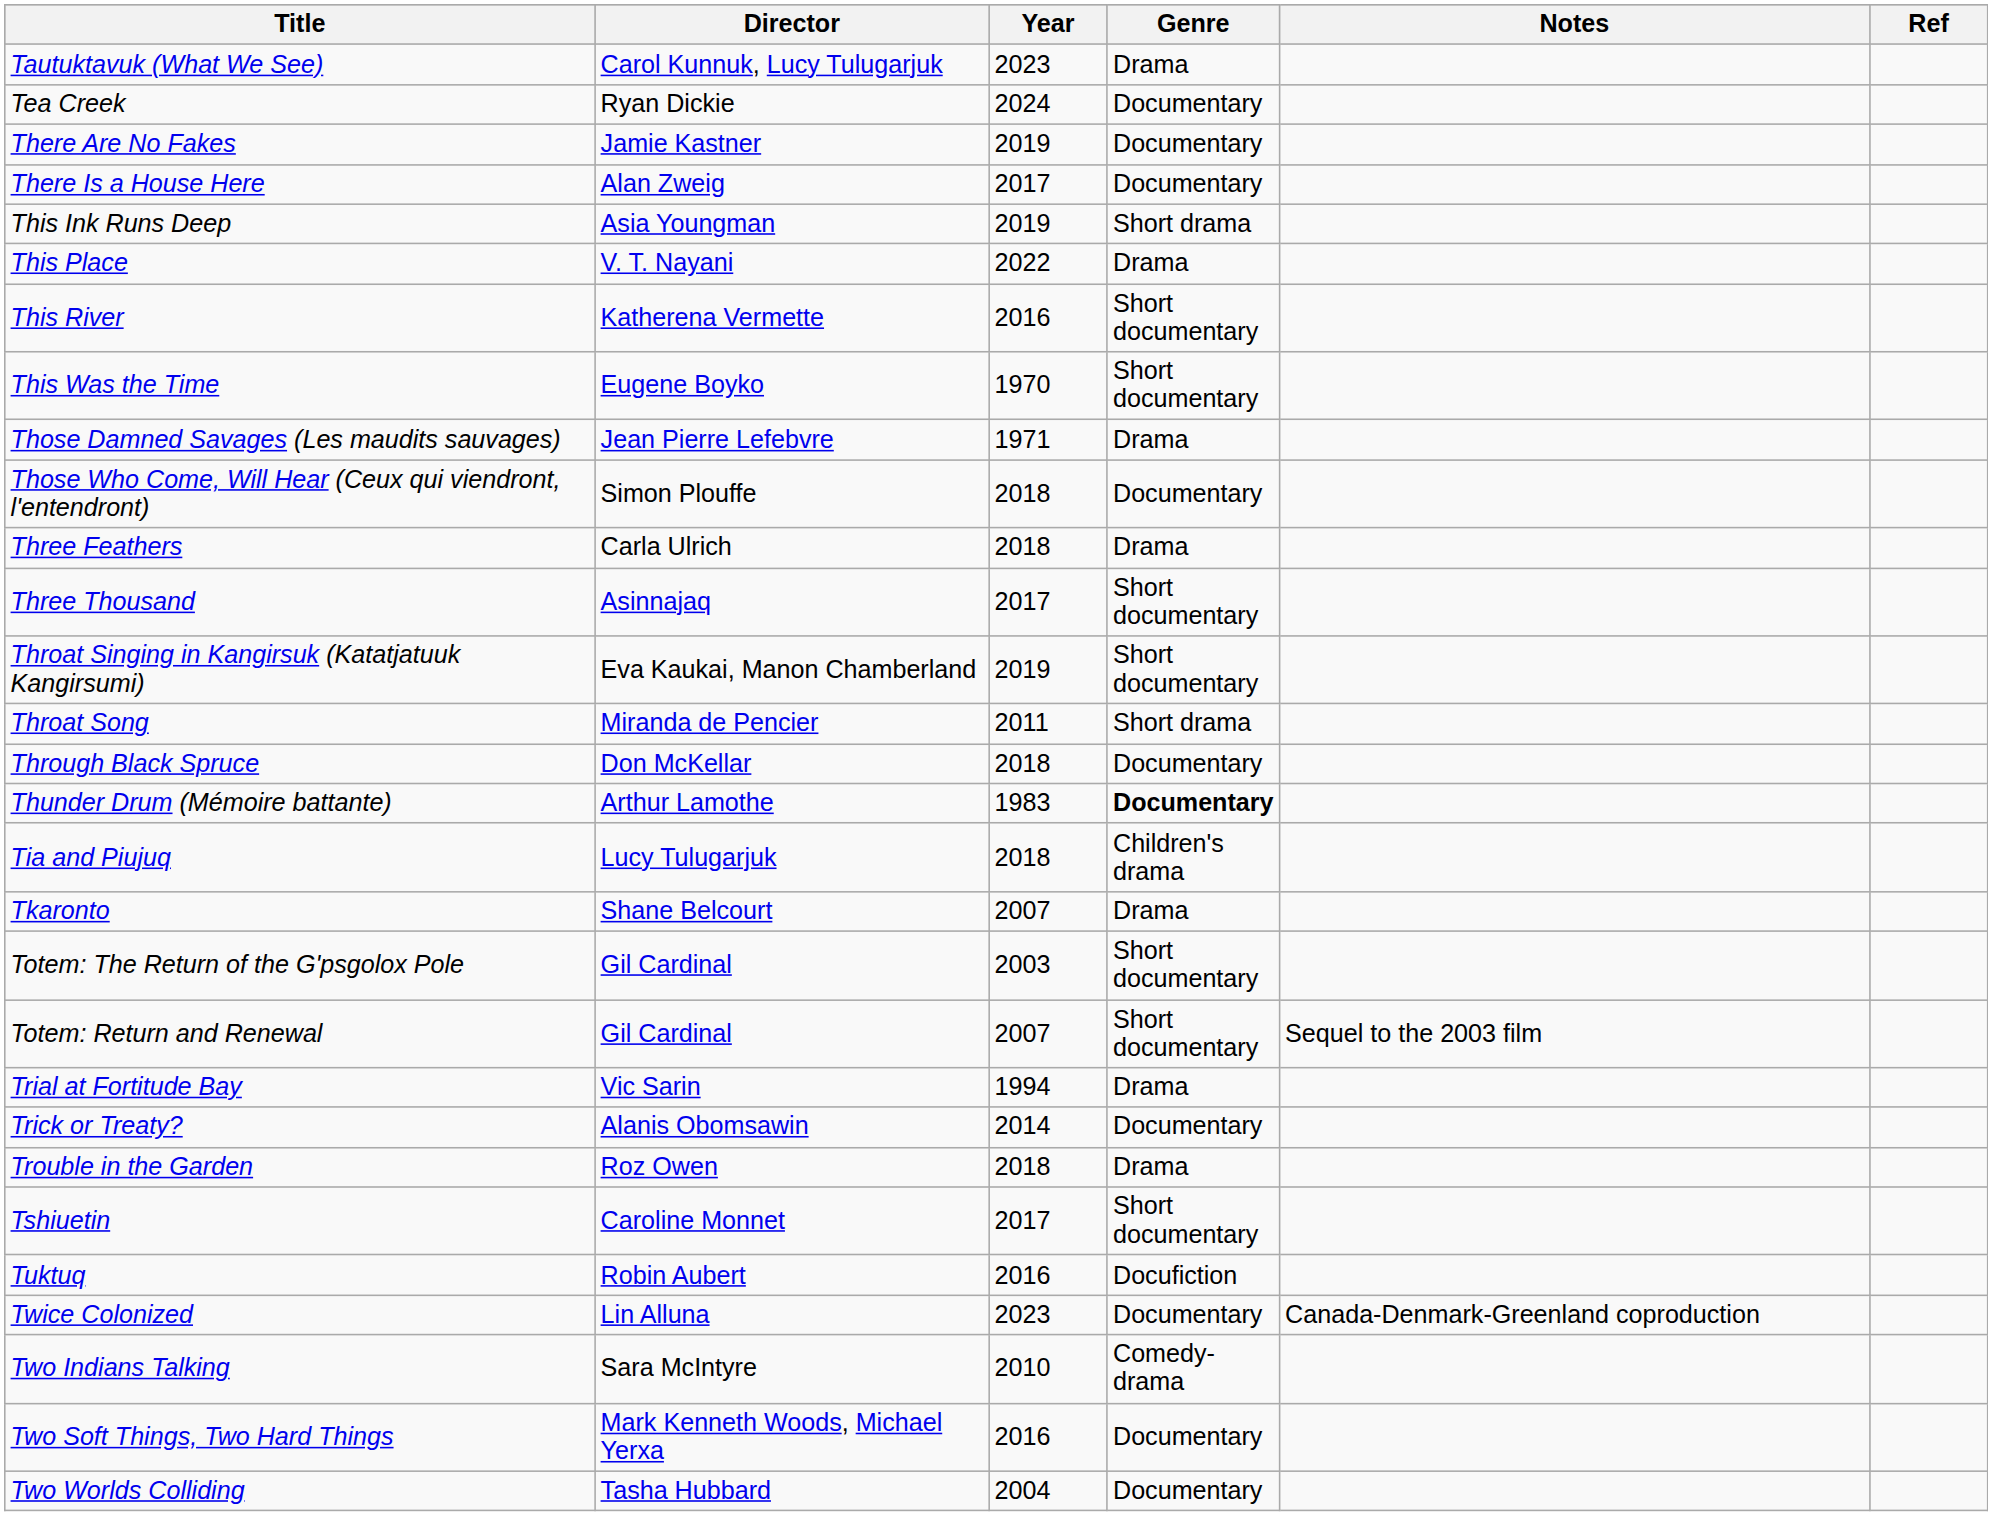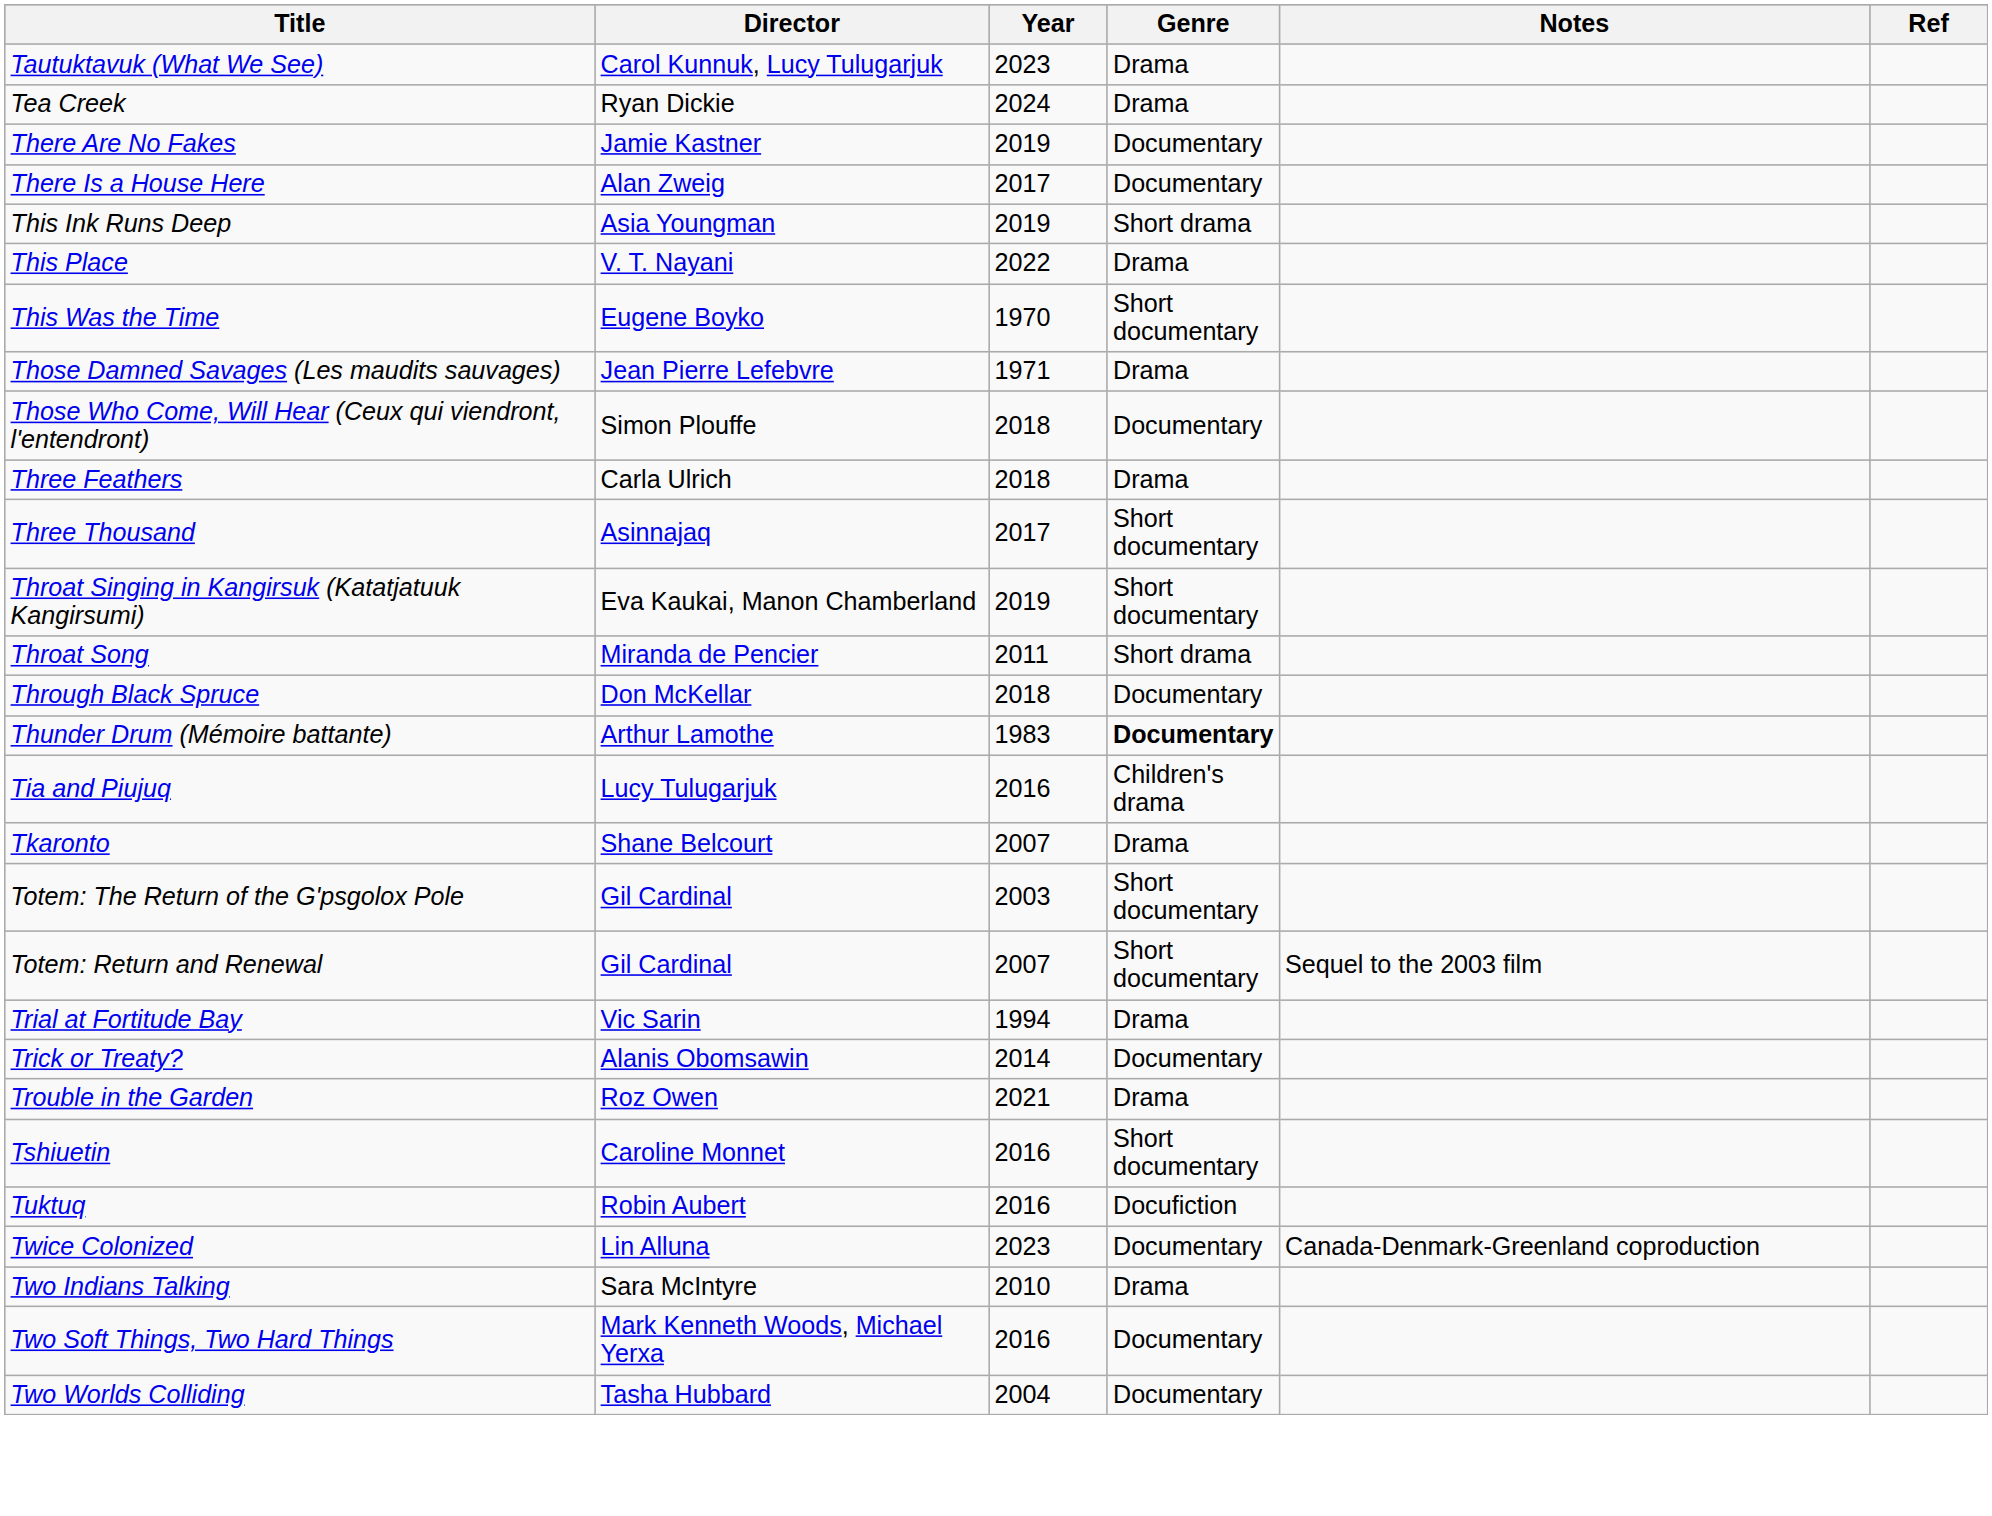(1188, 104) Documentary -> (1151, 104) Drama
- row: (67, 317)
(1023, 857) 2018 -> (1023, 789) 2016
(1023, 1166) 2018 -> (1023, 1098) 2021
(1023, 1220) 2017 -> (1023, 1152) 2016
(1164, 1368) Comedy-drama -> (1151, 1286) Drama
